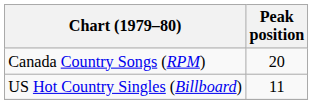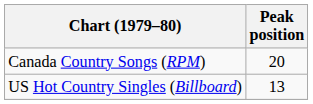(277, 86) 11 -> (277, 86) 13
